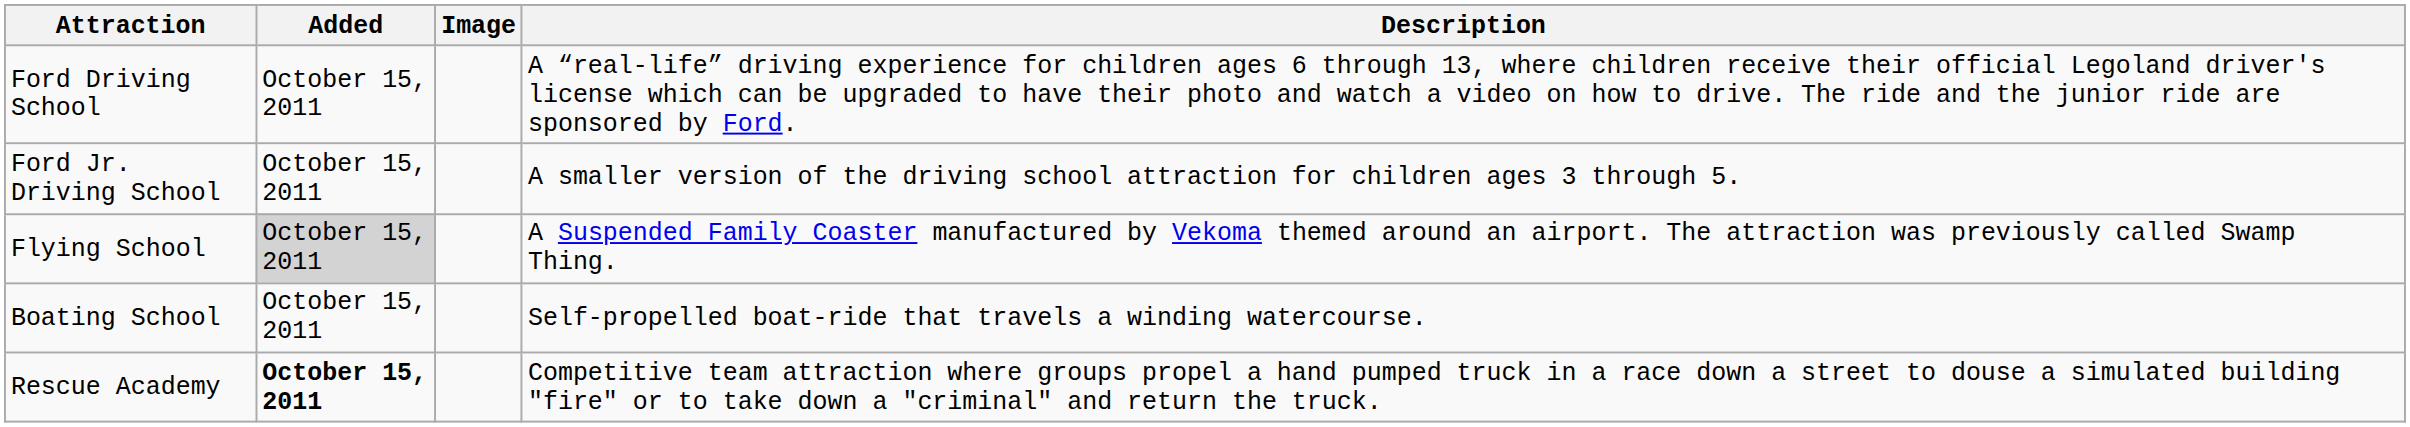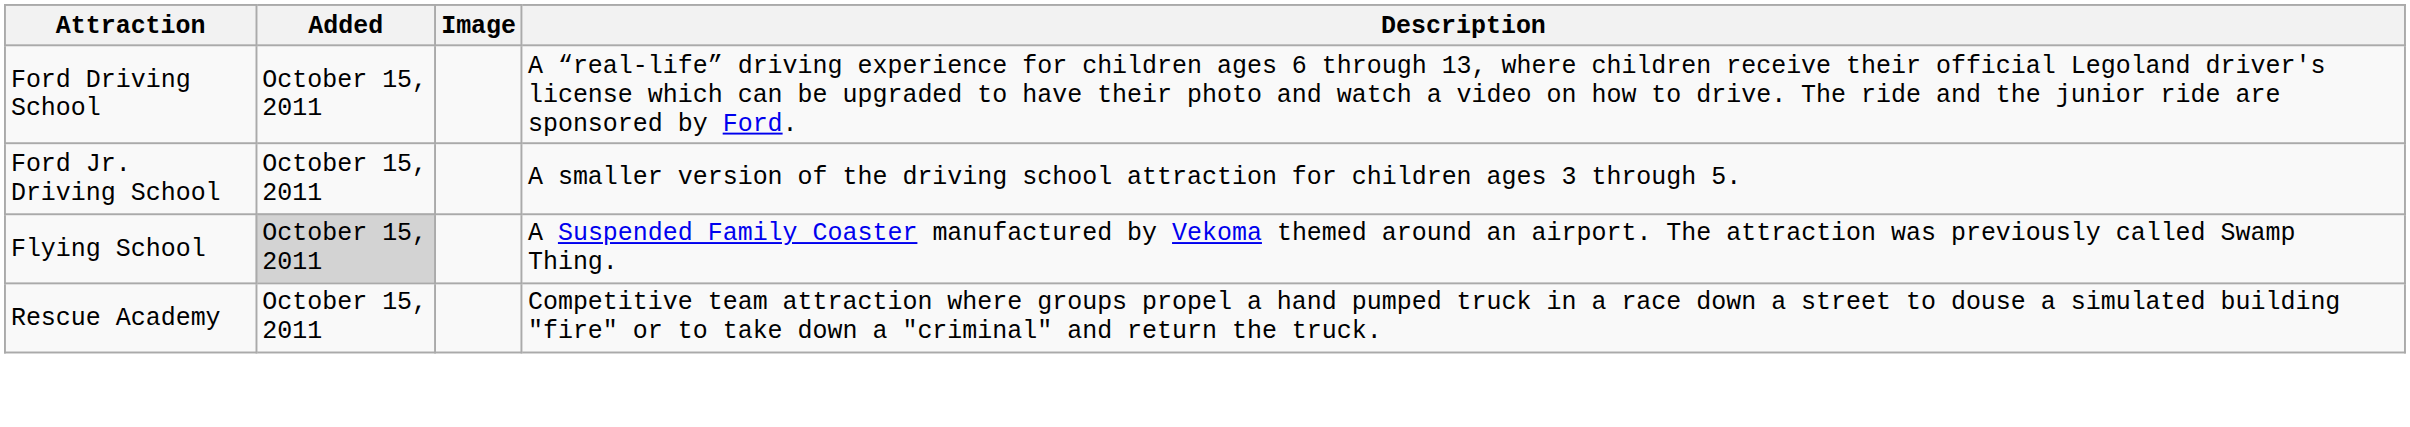- row: (116, 318)
(345, 387) bold -> (345, 318) normal
